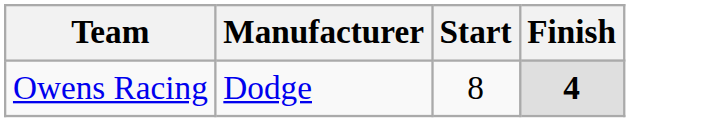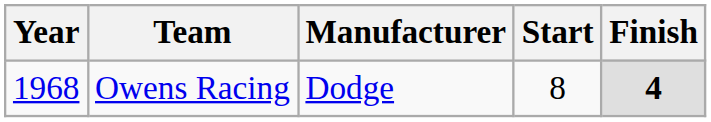+ column: (46, 32)
